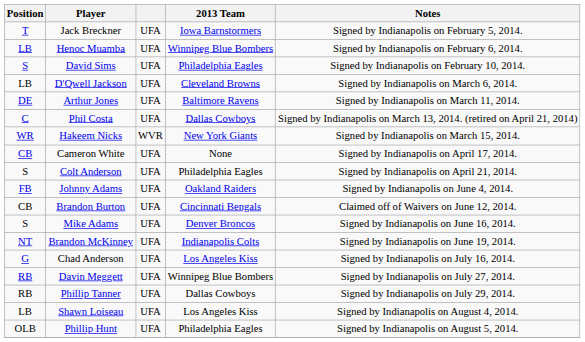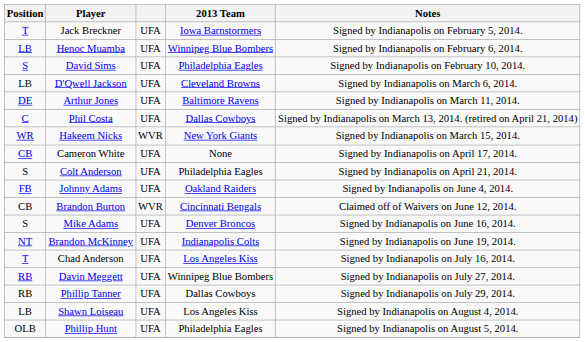(150, 206) UFA -> (150, 206) WVR
(25, 259) G -> (25, 259) T
